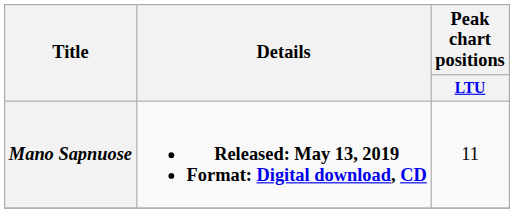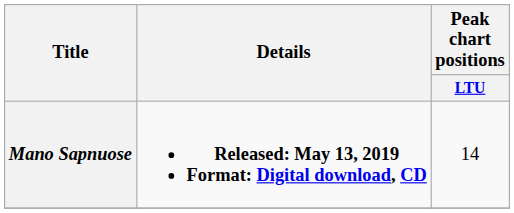(470, 154) 11 -> (470, 154) 14
